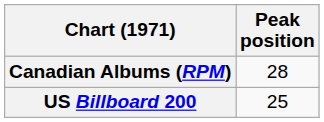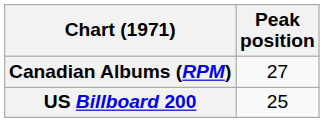(277, 71) 28 -> (277, 71) 27
